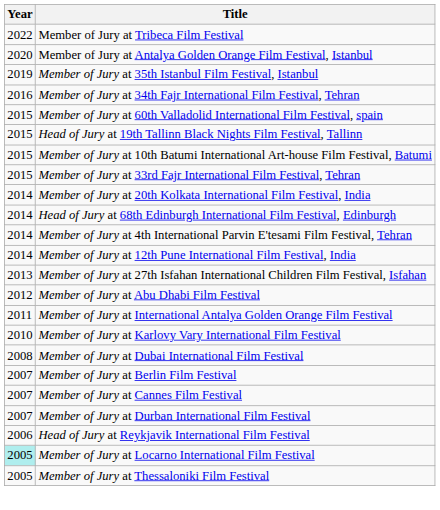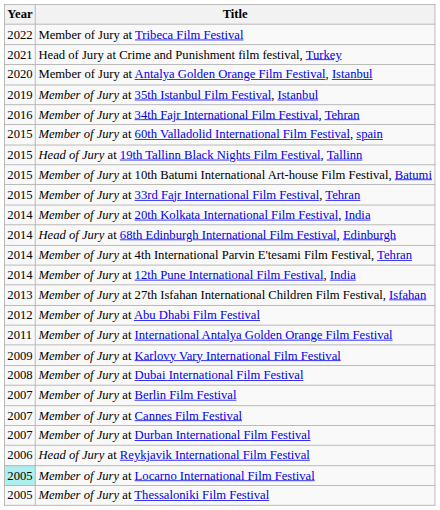+ row: (190, 54)
(20, 335) 2010 -> (20, 355) 2009
